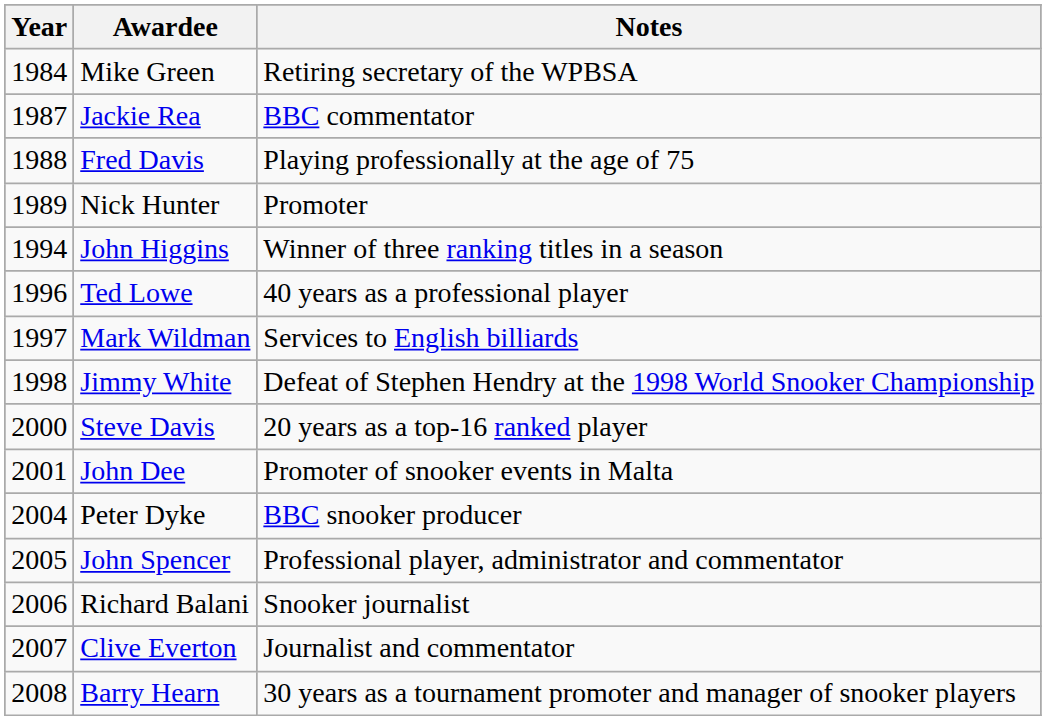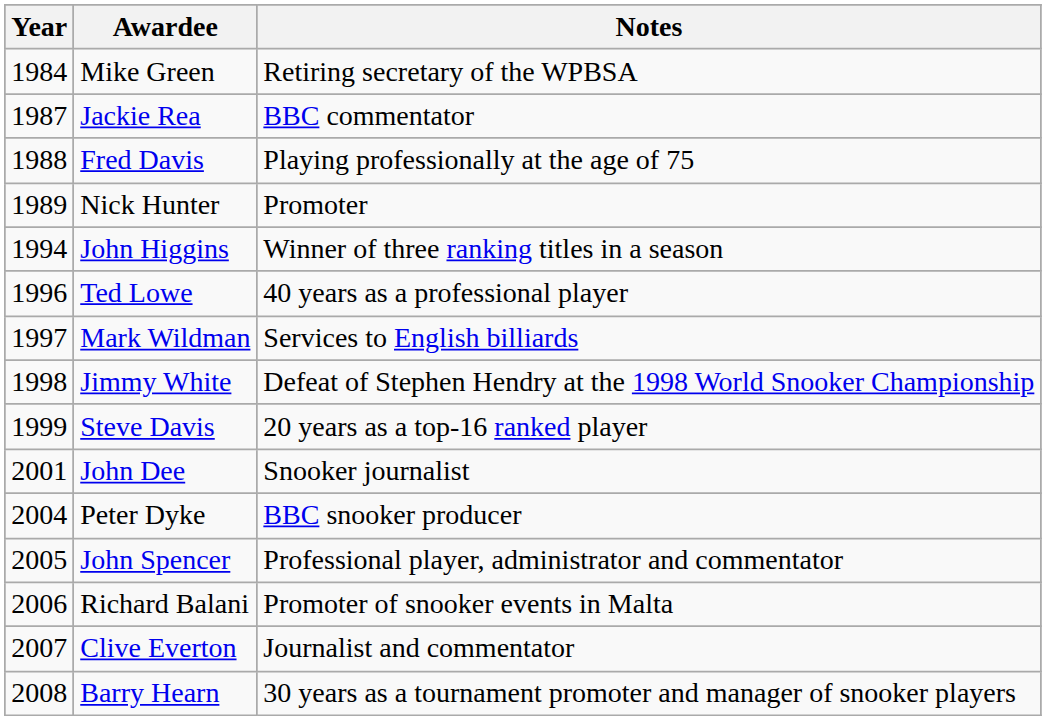(39, 426) 2000 -> (39, 426) 1999
(468, 470) Promoter of snooker events in Malta -> (366, 470) Snooker journalist
(366, 603) Snooker journalist -> (468, 603) Promoter of snooker events in Malta
